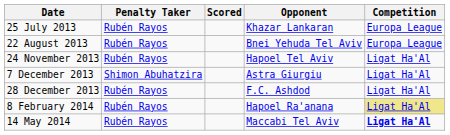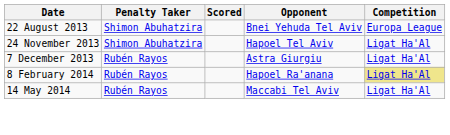- row: (41, 28)
(136, 44) Rubén Rayos -> (153, 28) Shimon Abuhatzira
(136, 59) Rubén Rayos -> (153, 44) Shimon Abuhatzira
(153, 75) Shimon Abuhatzira -> (136, 59) Rubén Rayos
- row: (53, 91)
(399, 122) bold -> (399, 91) normal
